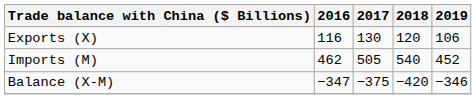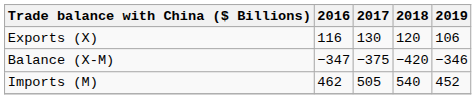rows swapped: (53, 60) <-> (61, 82)
